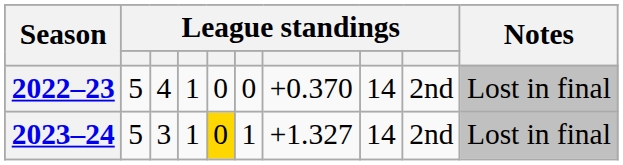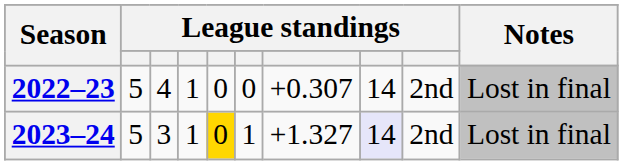(311, 88) +0.370 -> (311, 88) +0.307
(381, 134) no background -> (381, 134) lavender background
